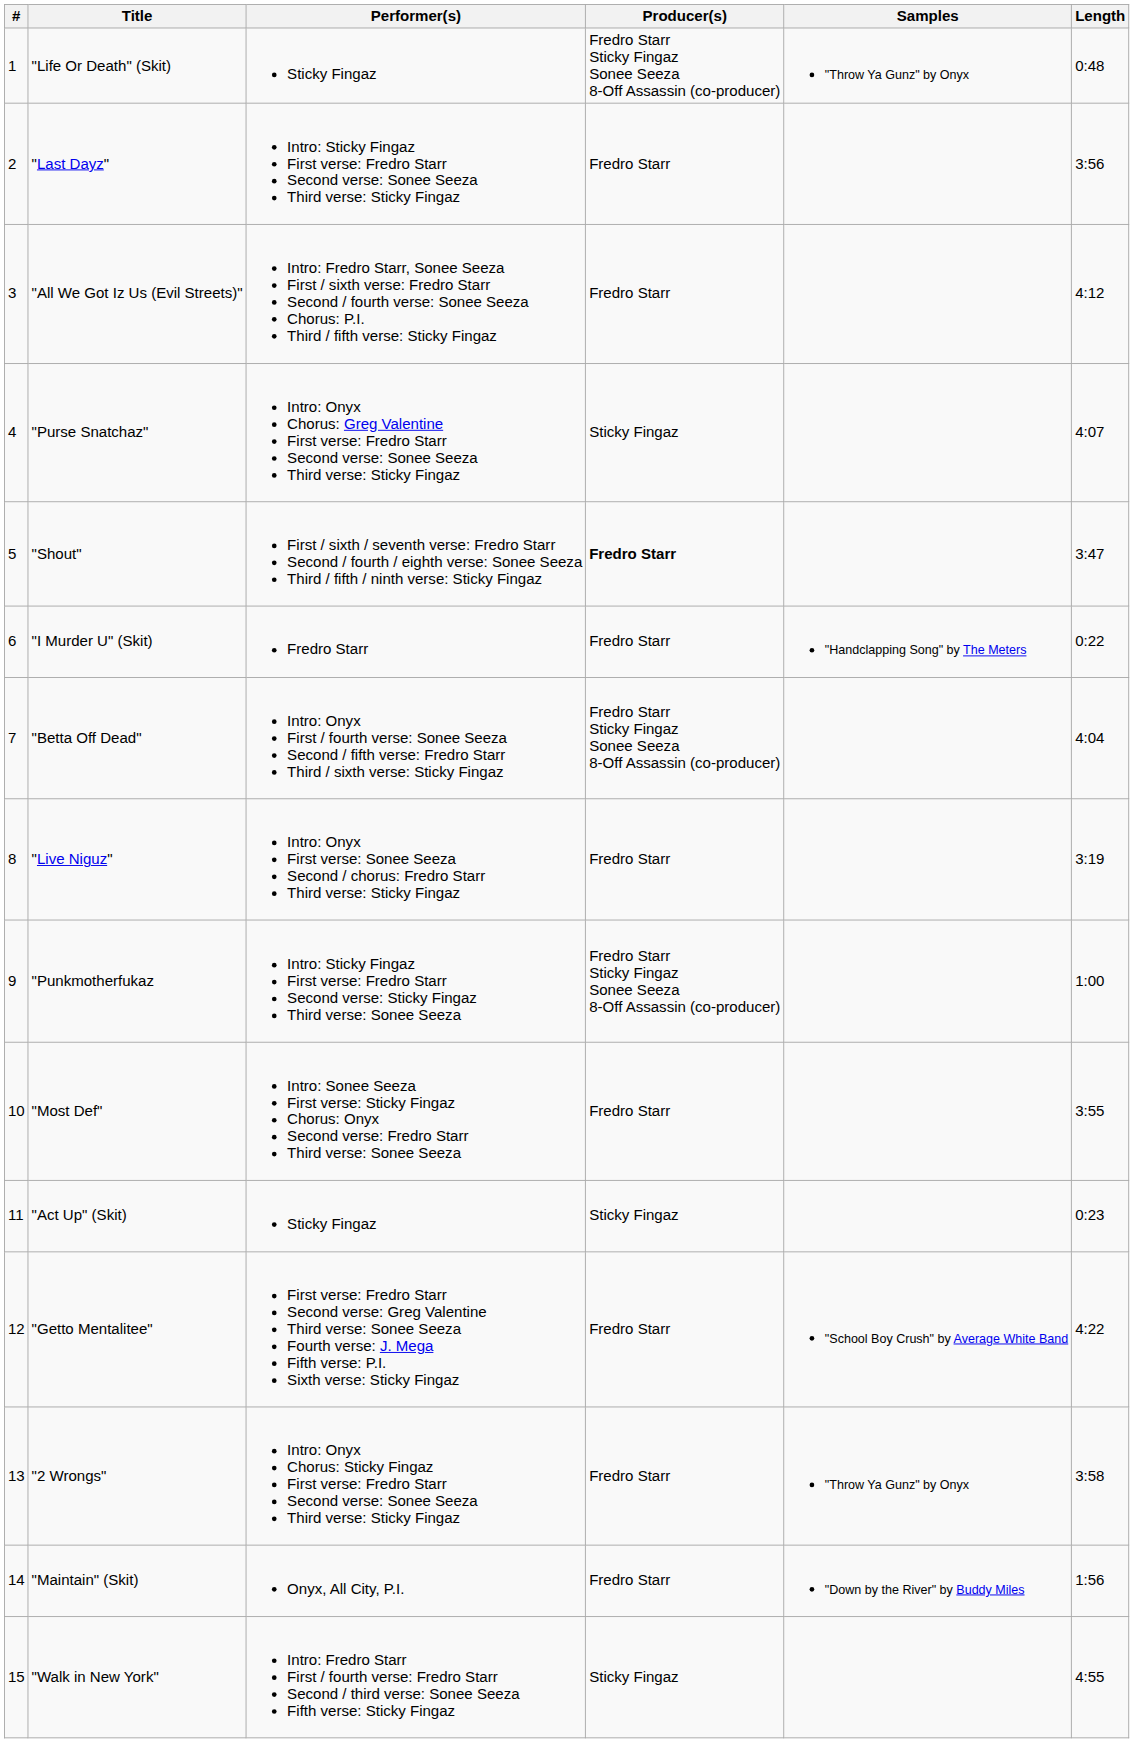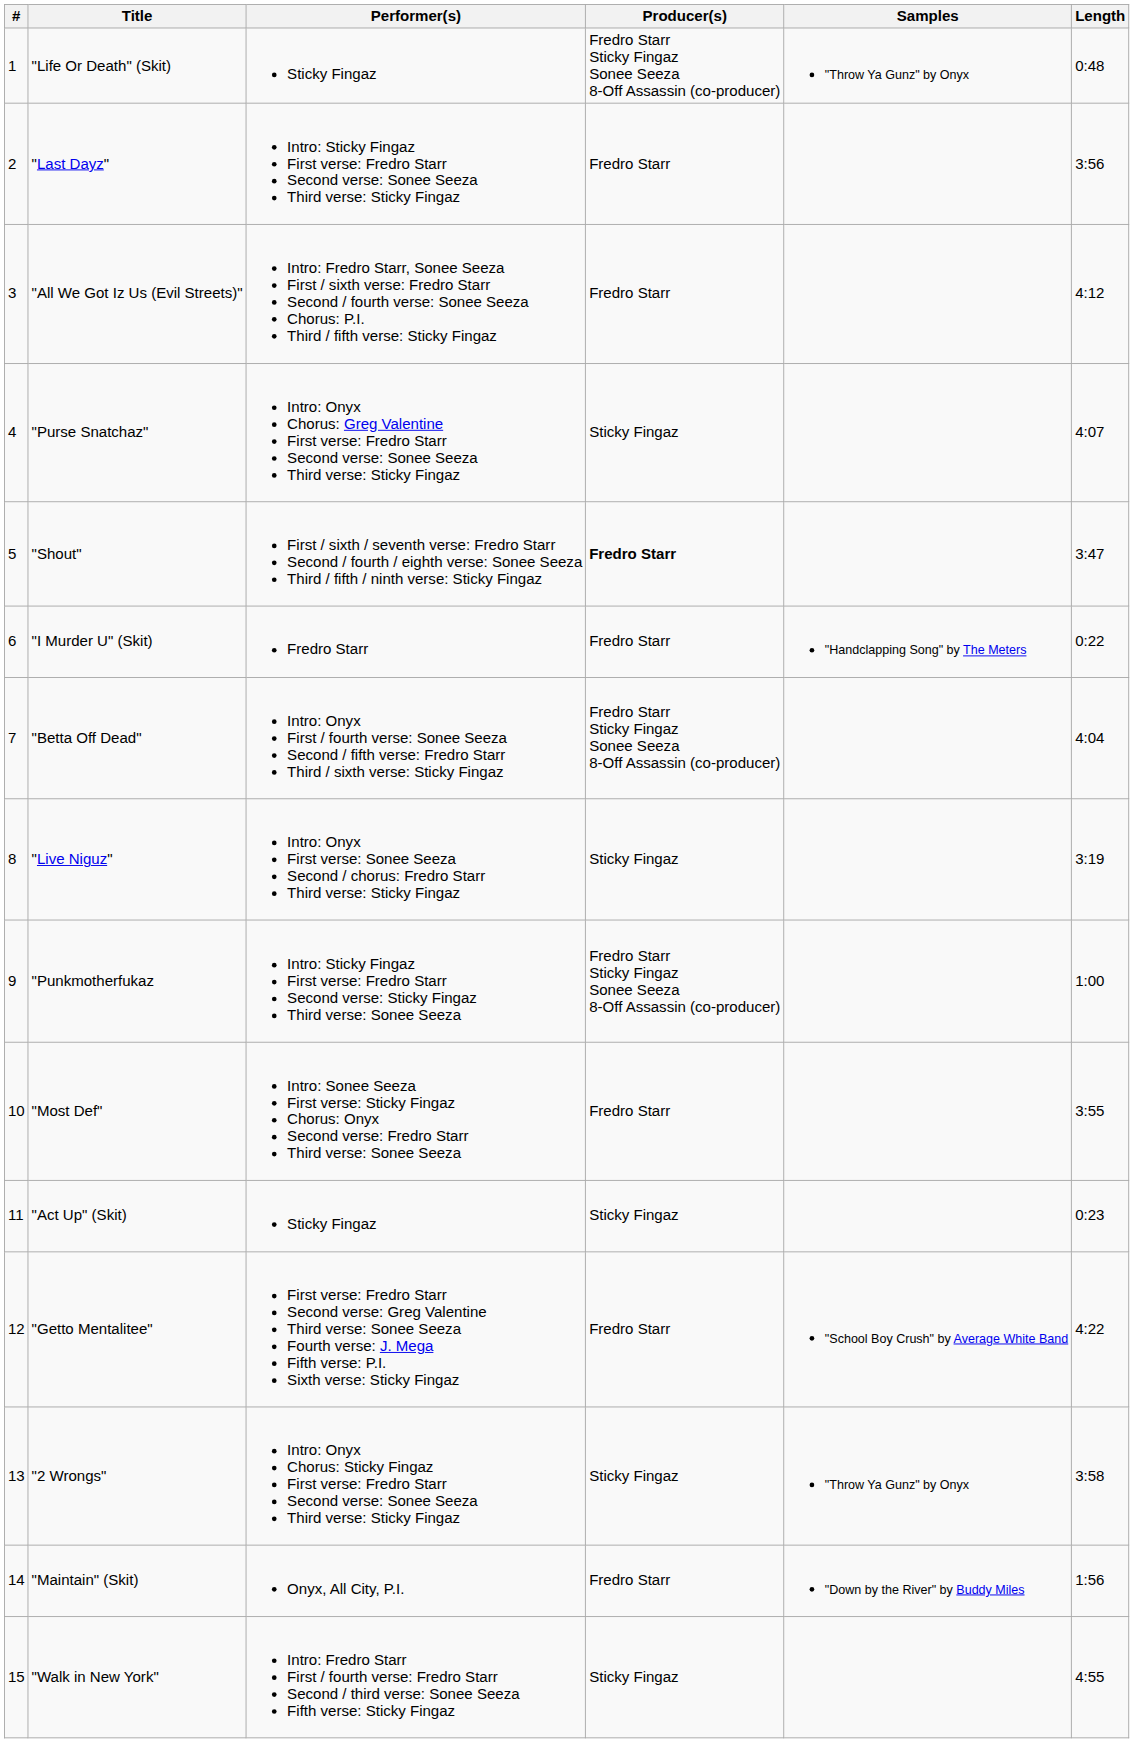(630, 859) Fredro Starr -> (634, 859) Sticky Fingaz
(630, 1476) Fredro Starr -> (634, 1476) Sticky Fingaz
